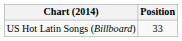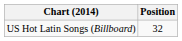(158, 28) 33 -> (158, 28) 32
